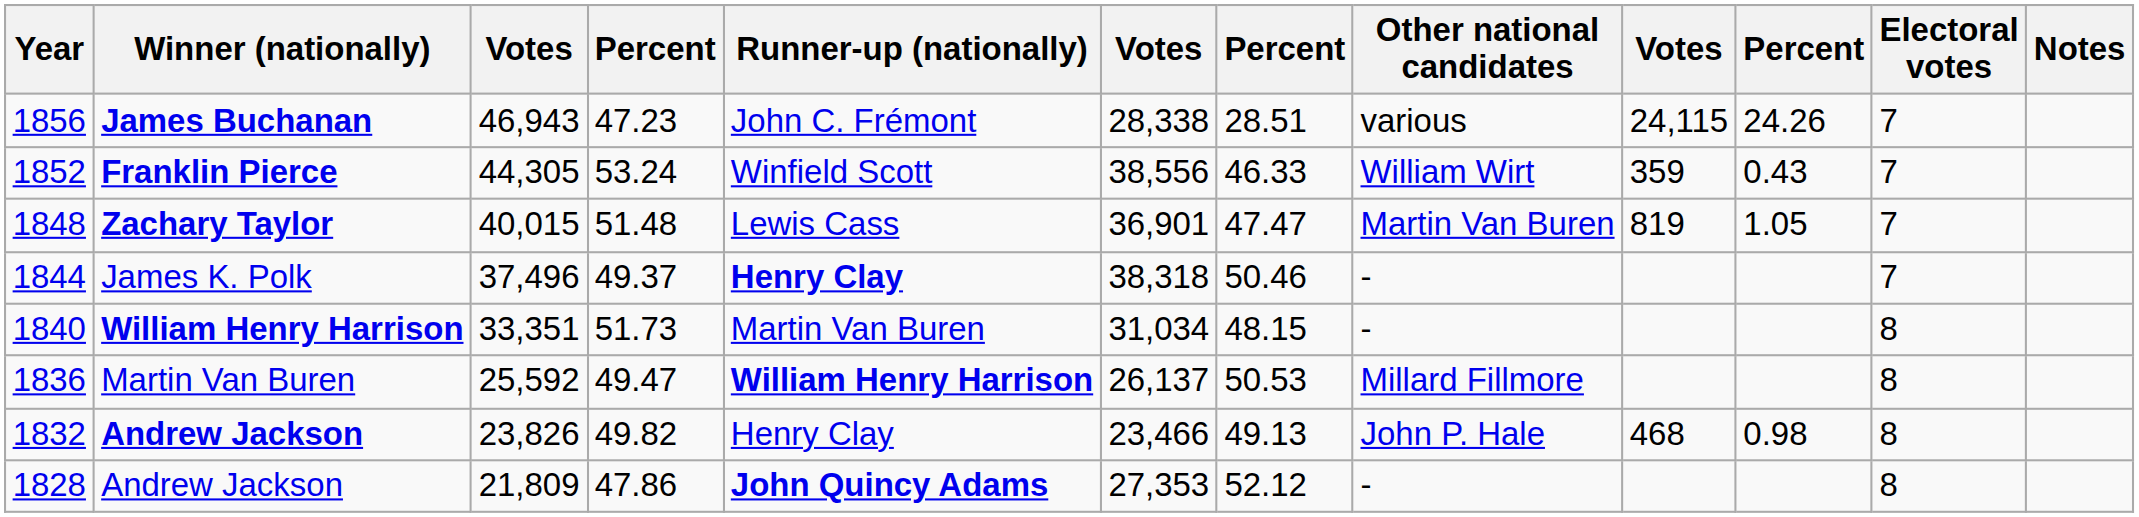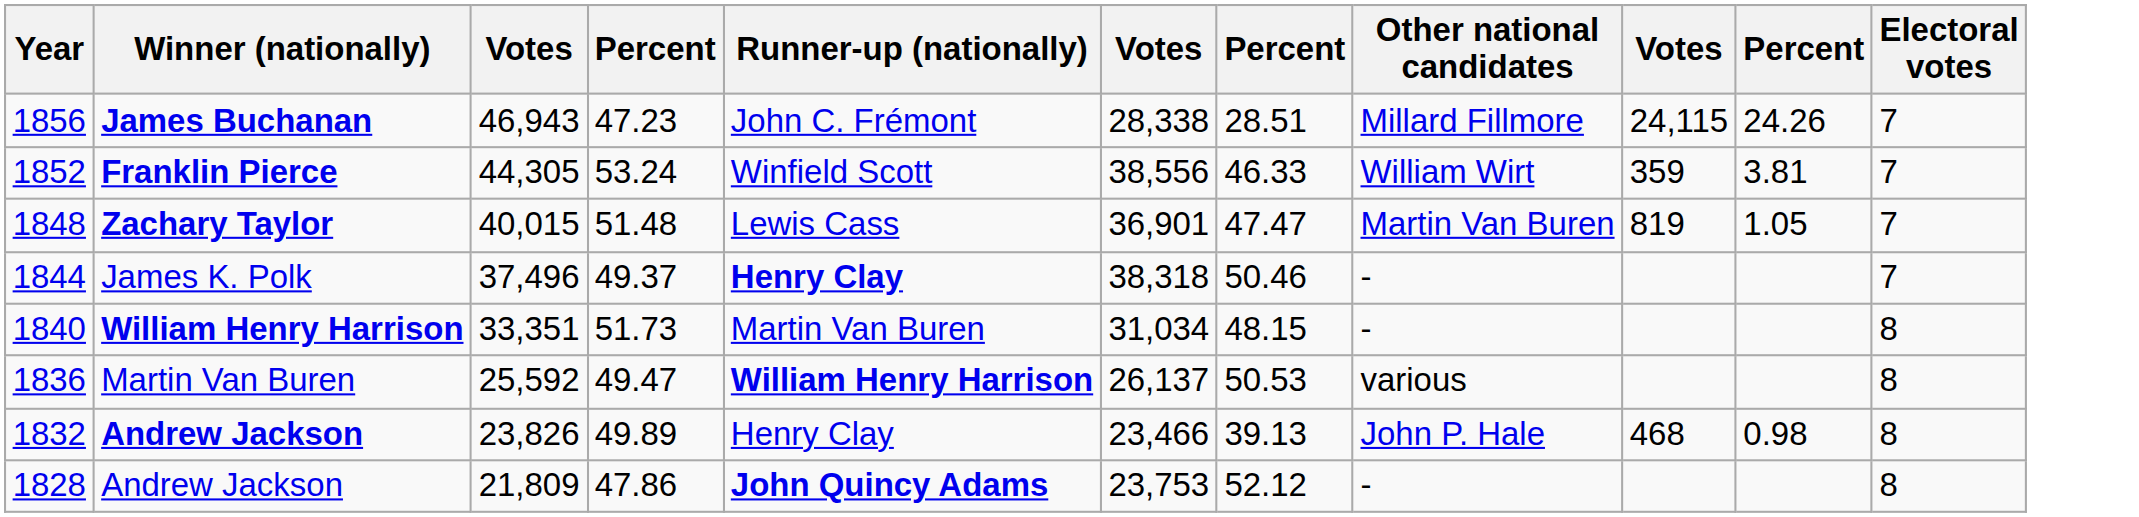- column: (2080, 49)
(1414, 119) various -> (1472, 119) Millard Fillmore
(1775, 172) 0.43 -> (1775, 172) 3.81
(1472, 381) Millard Fillmore -> (1414, 381) various
(636, 433) 49.82 -> (636, 433) 49.89
(1266, 433) 49.13 -> (1266, 433) 39.13
(1159, 485) 27,353 -> (1159, 485) 23,753
